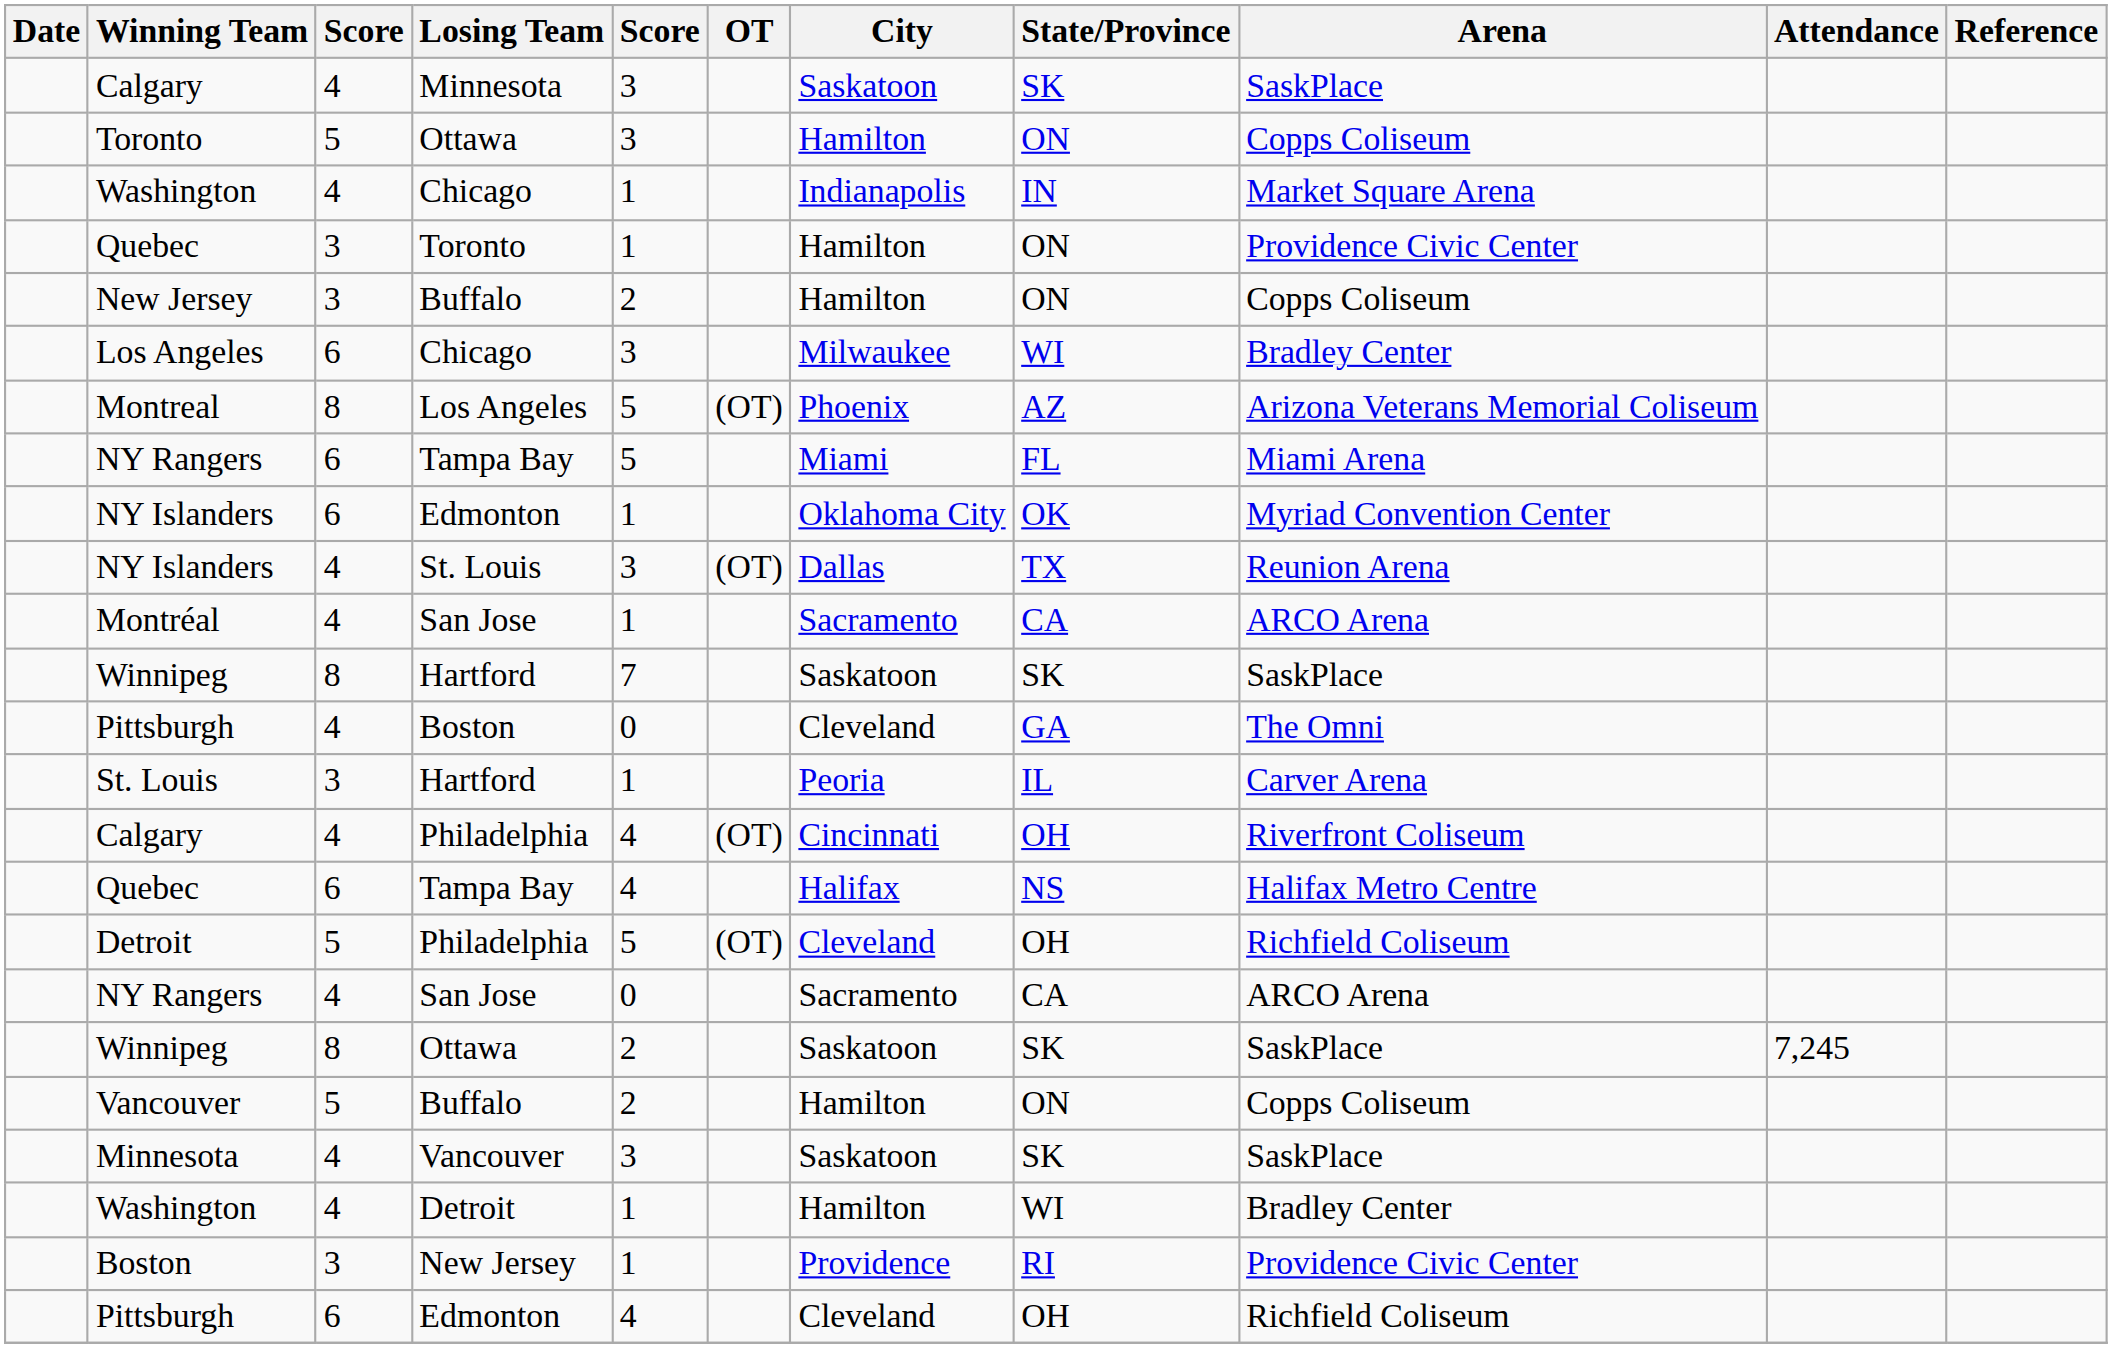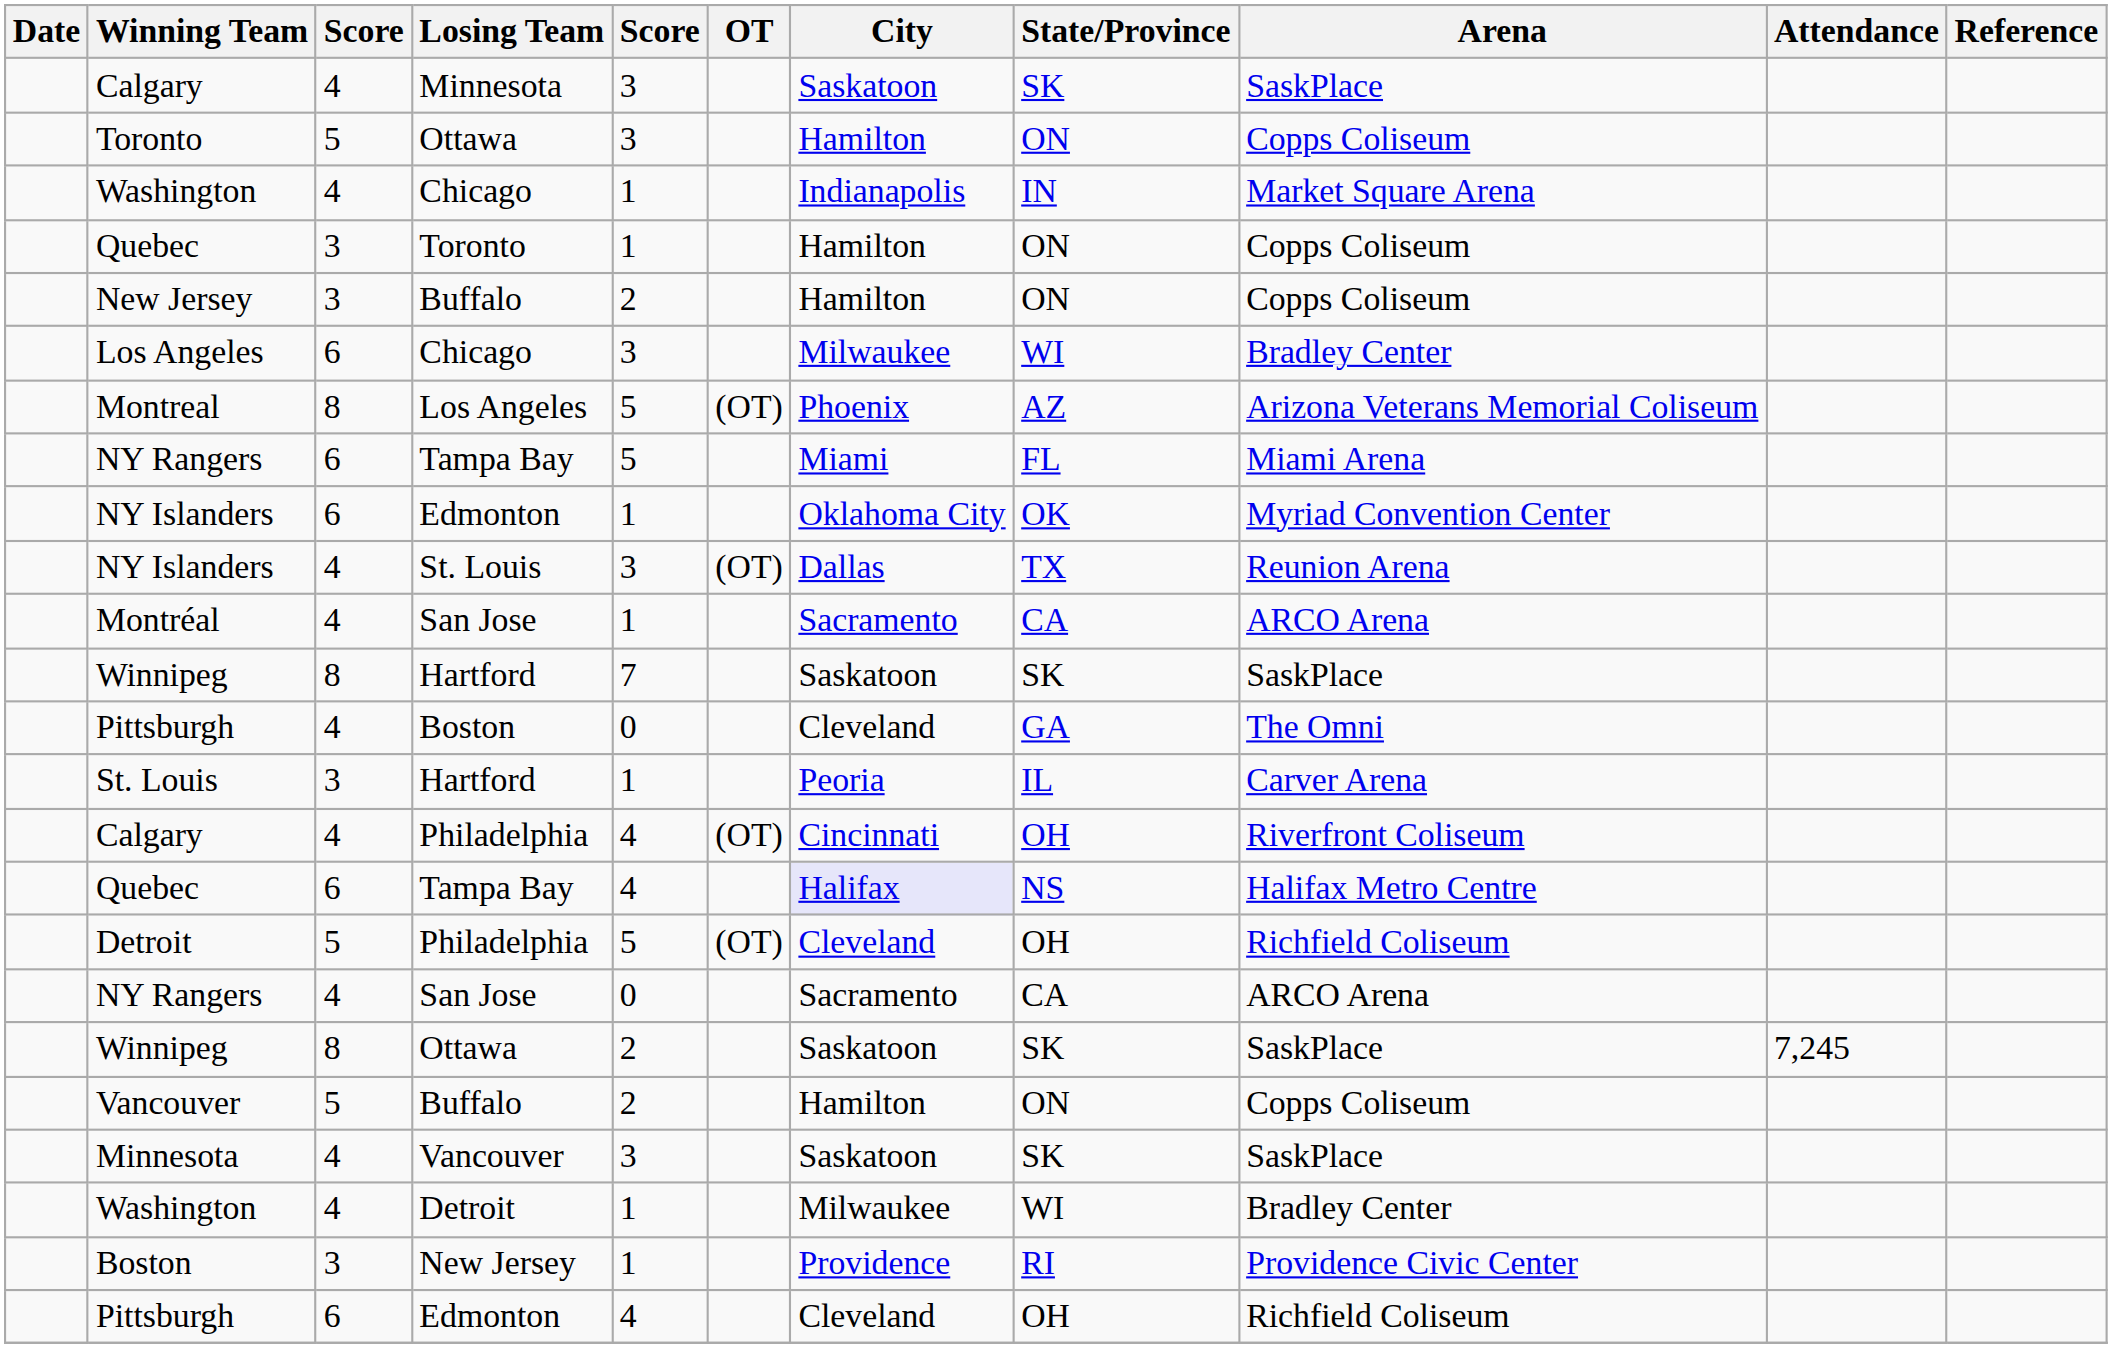(1412, 245) Providence Civic Center -> (1358, 245) Copps Coliseum
(849, 887) no background -> (849, 887) lavender background
(862, 1209) Hamilton -> (874, 1209) Milwaukee
